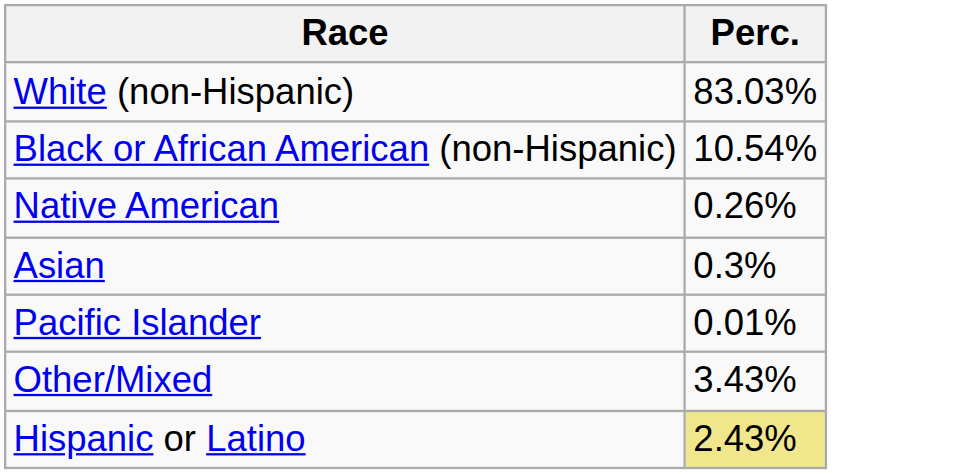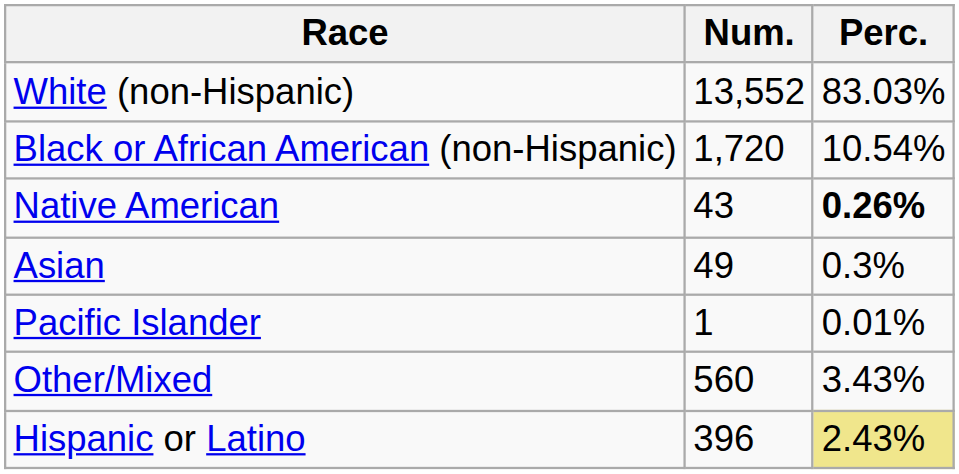+ column: (749, 33)
(745, 206) normal -> (873, 206) bold
